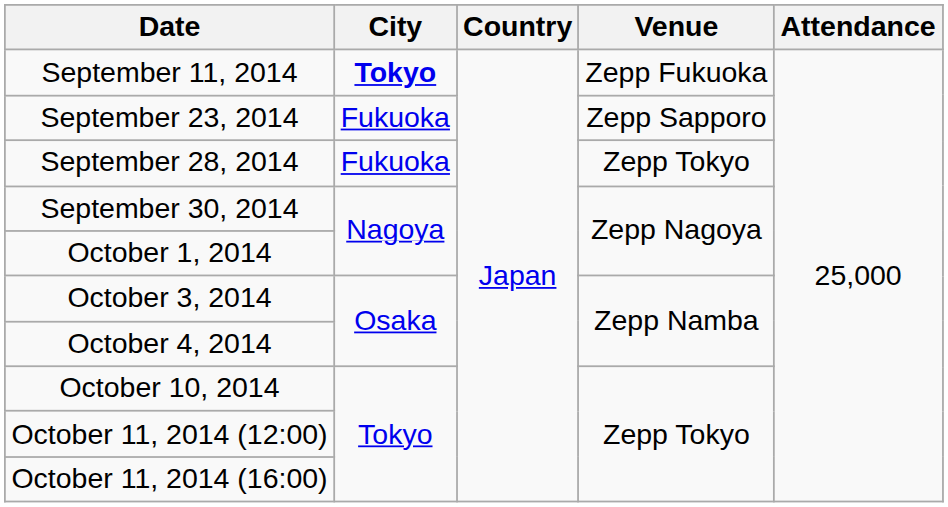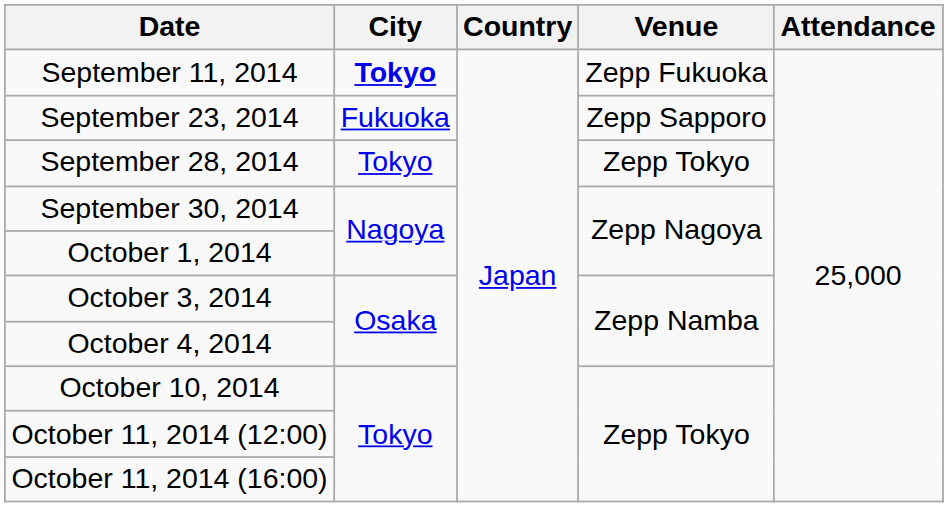(395, 162) Fukuoka -> (395, 162) Tokyo
